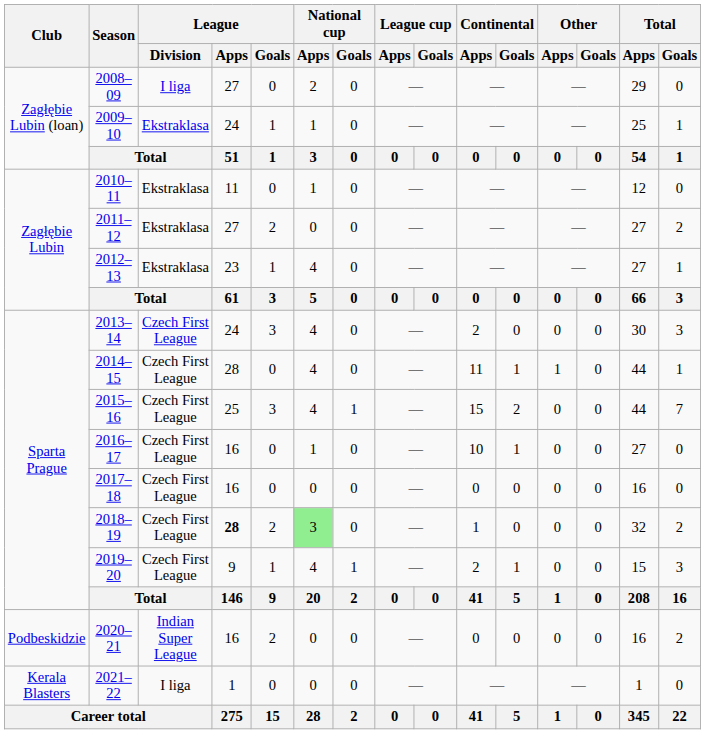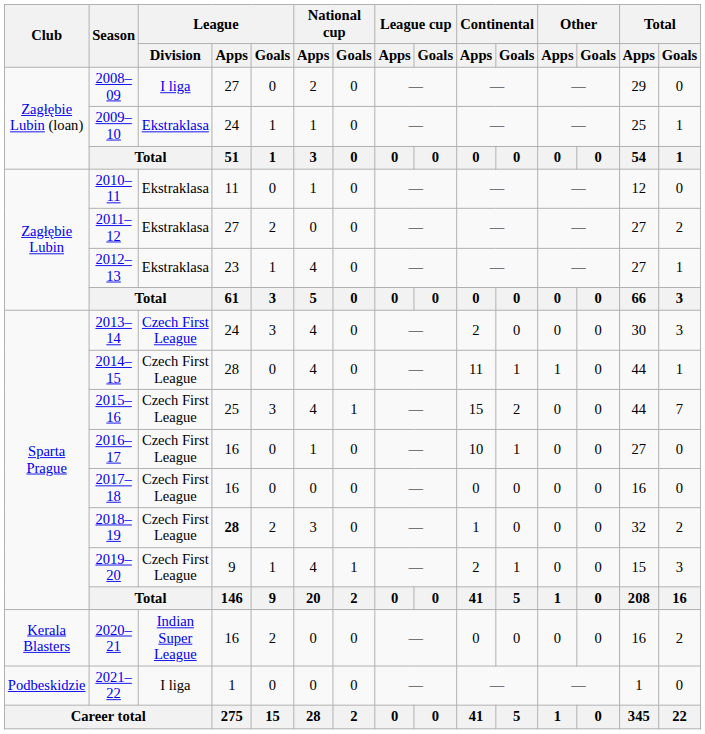(313, 527) lightgreen background -> (313, 527) no background
(47, 637) Podbeskidzie -> (47, 637) Kerala Blasters
(47, 685) Kerala Blasters -> (47, 685) Podbeskidzie
